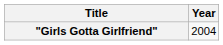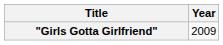(204, 31) 2004 -> (204, 31) 2009
